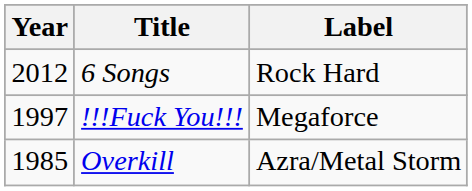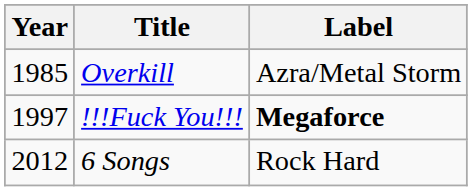rows swapped: (127, 161) <-> (126, 71)
(317, 116) normal -> (320, 116) bold
